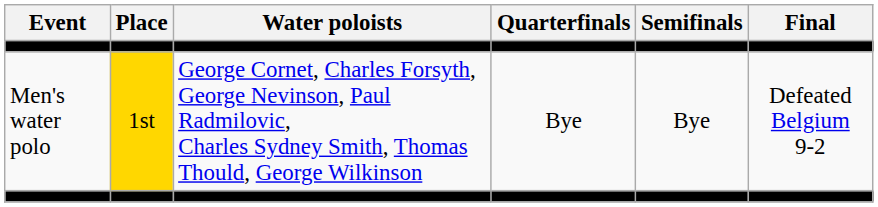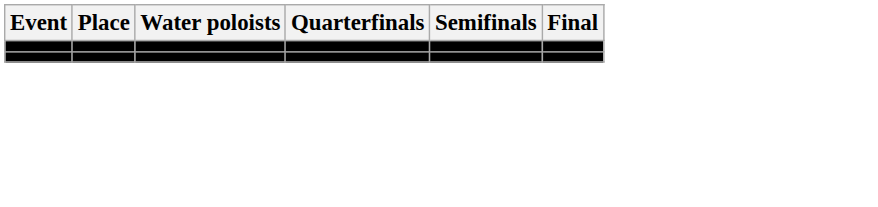- row: (37, 120)
